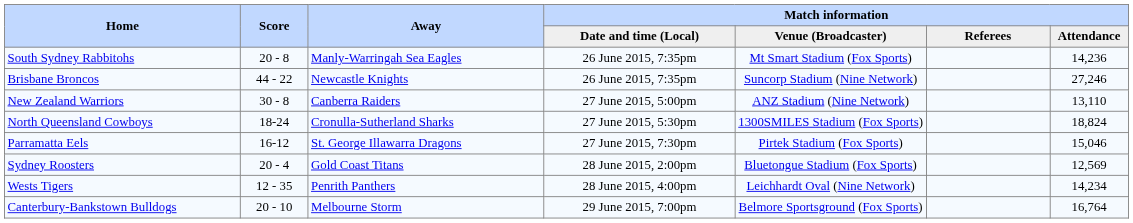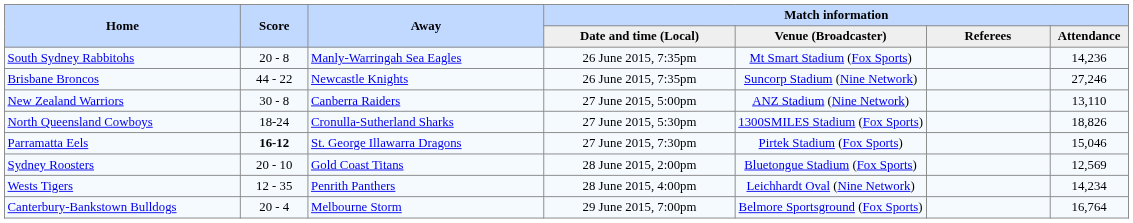(1089, 121) 18,824 -> (1089, 121) 18,826
(274, 143) normal -> (274, 143) bold
(274, 164) 20 - 4 -> (274, 164) 20 - 10
(274, 207) 20 - 10 -> (274, 207) 20 - 4
